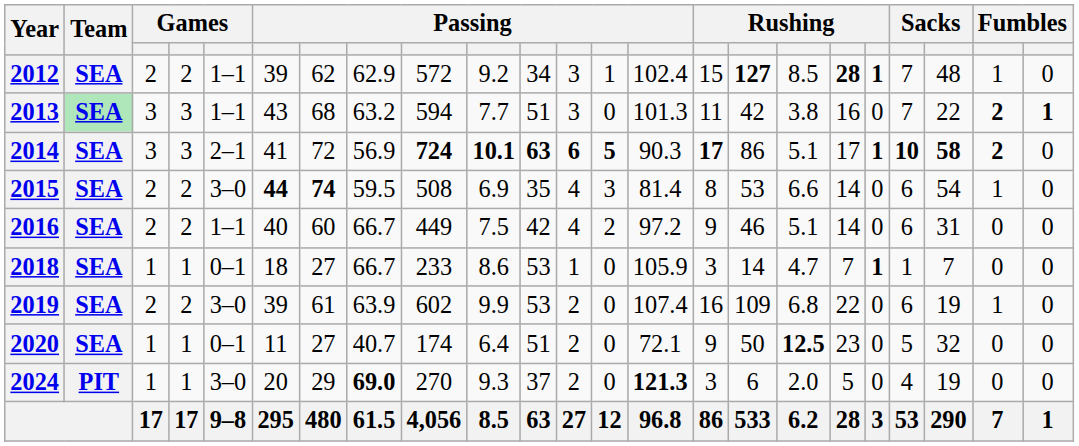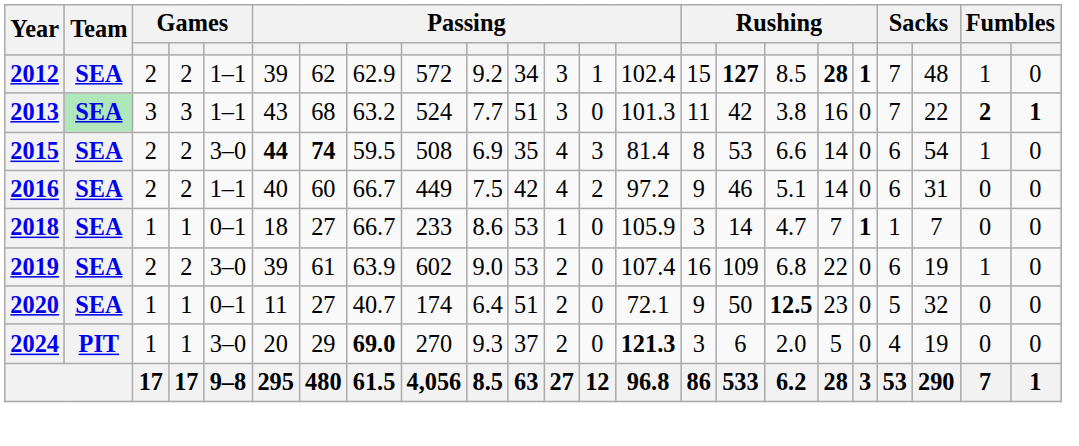(434, 112) 594 -> (434, 112) 524
- row: (35, 150)
(494, 304) 9.9 -> (488, 266) 9.0
